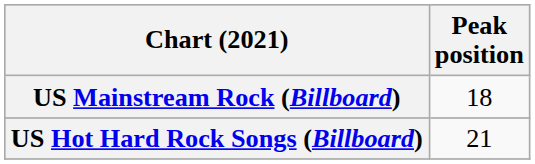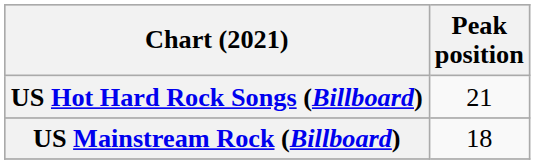rows swapped: (217, 138) <-> (217, 96)
